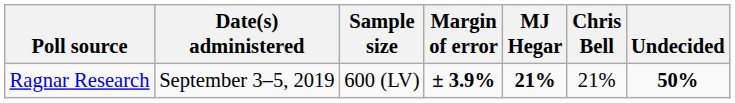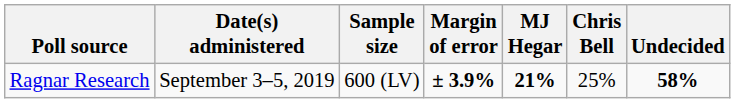(597, 80) 21% -> (597, 80) 25%
(678, 80) 50% -> (678, 80) 58%
